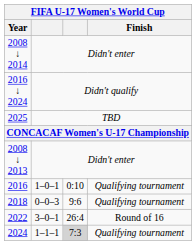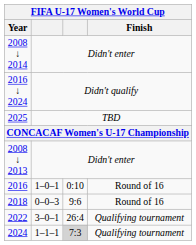(139, 186) Qualifying tournament -> (139, 186) Round of 16
(139, 201) Qualifying tournament -> (139, 201) Round of 16
(139, 217) Round of 16 -> (139, 217) Qualifying tournament
